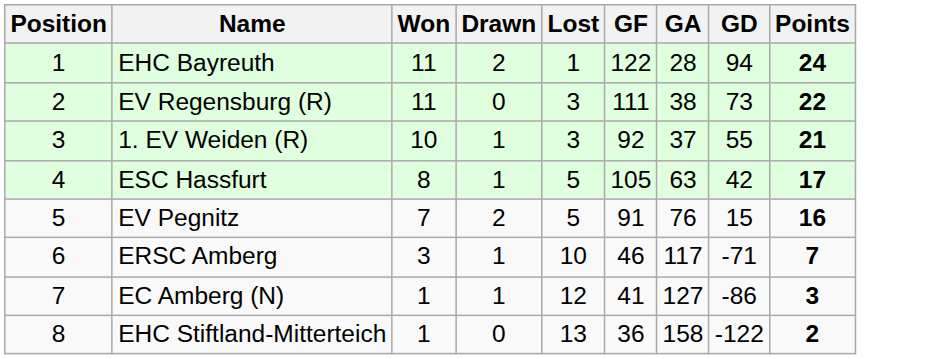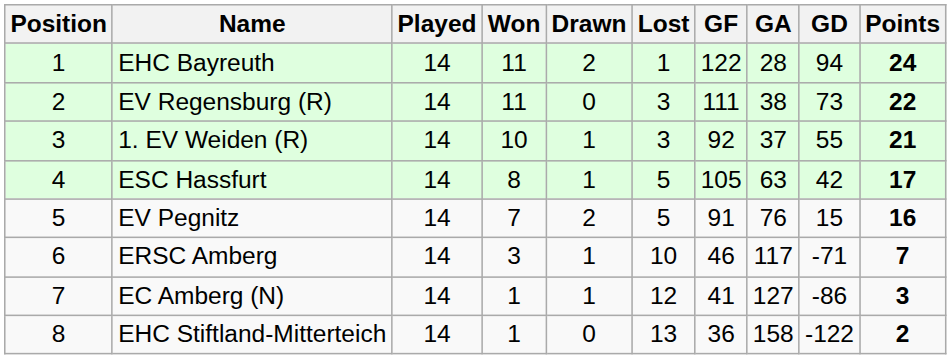+ column: (437, 23)
